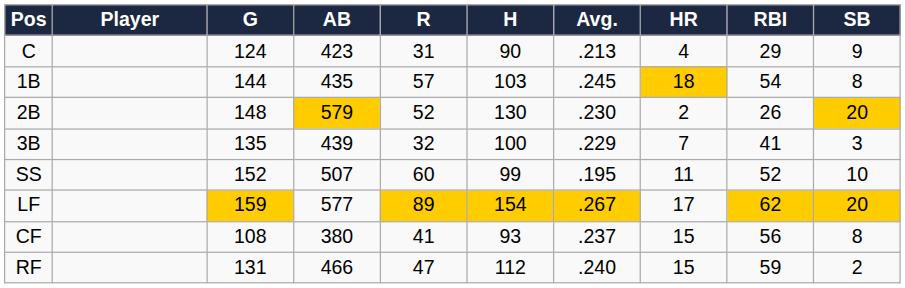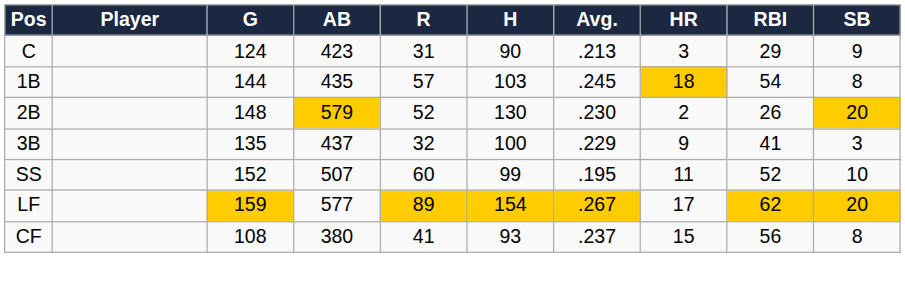(684, 50) 4 -> (684, 50) 3
(337, 143) 439 -> (337, 143) 437
(684, 143) 7 -> (684, 143) 9
- row: (29, 267)
